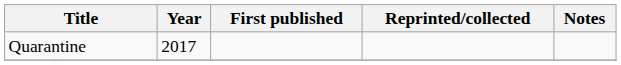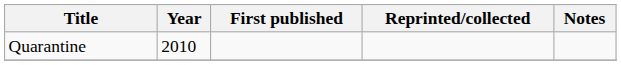(179, 45) 2017 -> (179, 45) 2010
